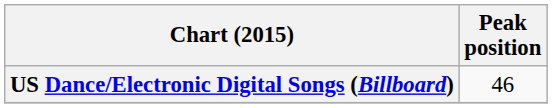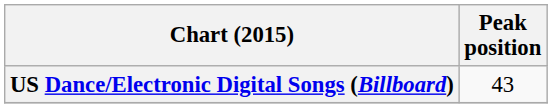(503, 84) 46 -> (503, 84) 43
